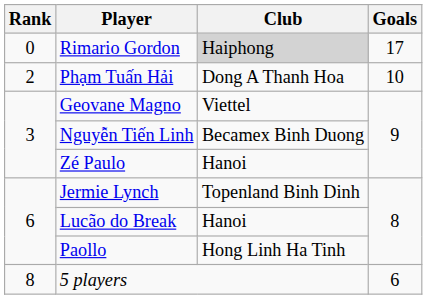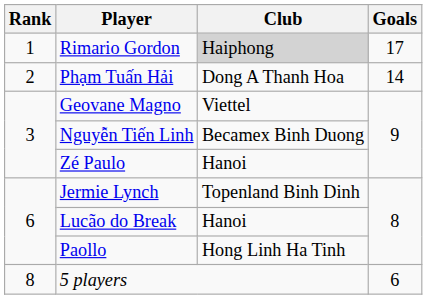(30, 47) 0 -> (30, 47) 1
(395, 76) 10 -> (395, 76) 14
